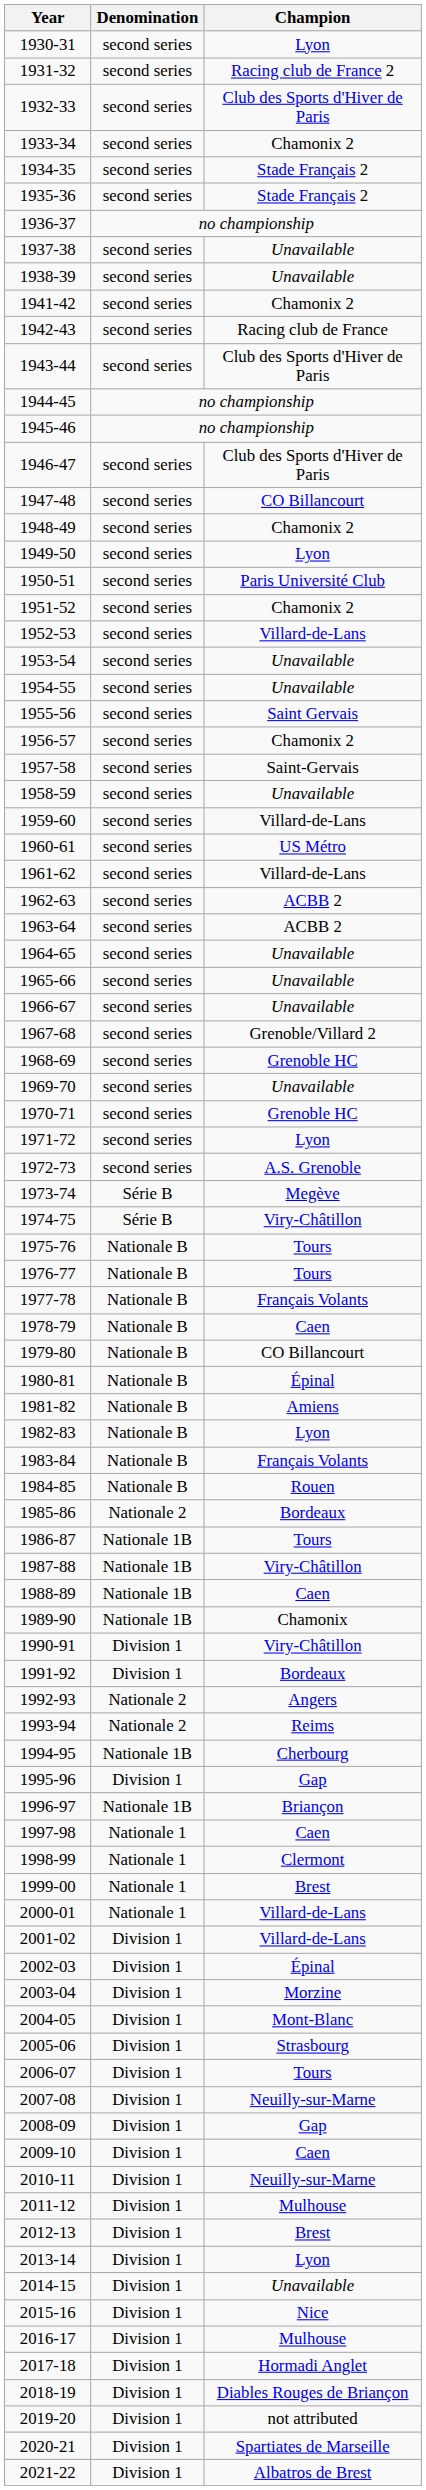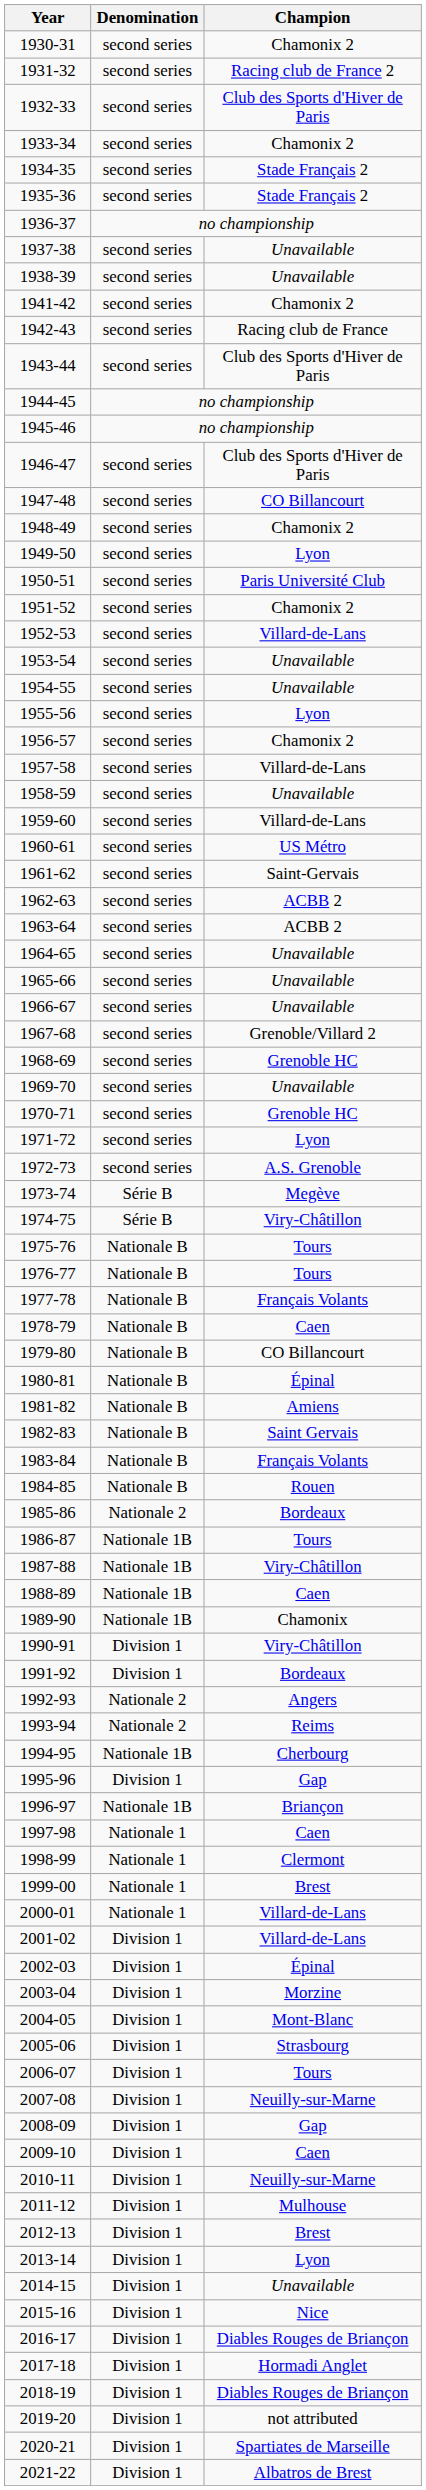(313, 44) Lyon -> (313, 44) Chamonix 2
(313, 713) Saint Gervais -> (313, 713) Lyon
(313, 767) Saint-Gervais -> (313, 767) Villard-de-Lans
(313, 873) Villard-de-Lans -> (313, 873) Saint-Gervais
(313, 1433) Lyon -> (313, 1433) Saint Gervais
(313, 2339) Mulhouse -> (313, 2339) Diables Rouges de Briançon
